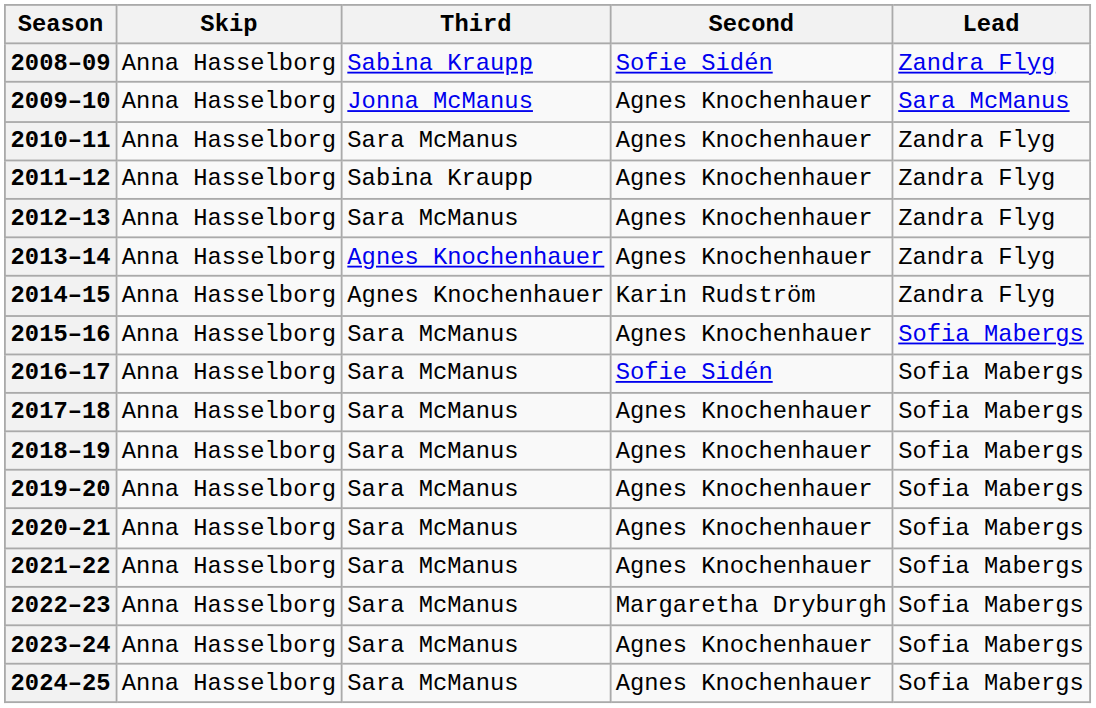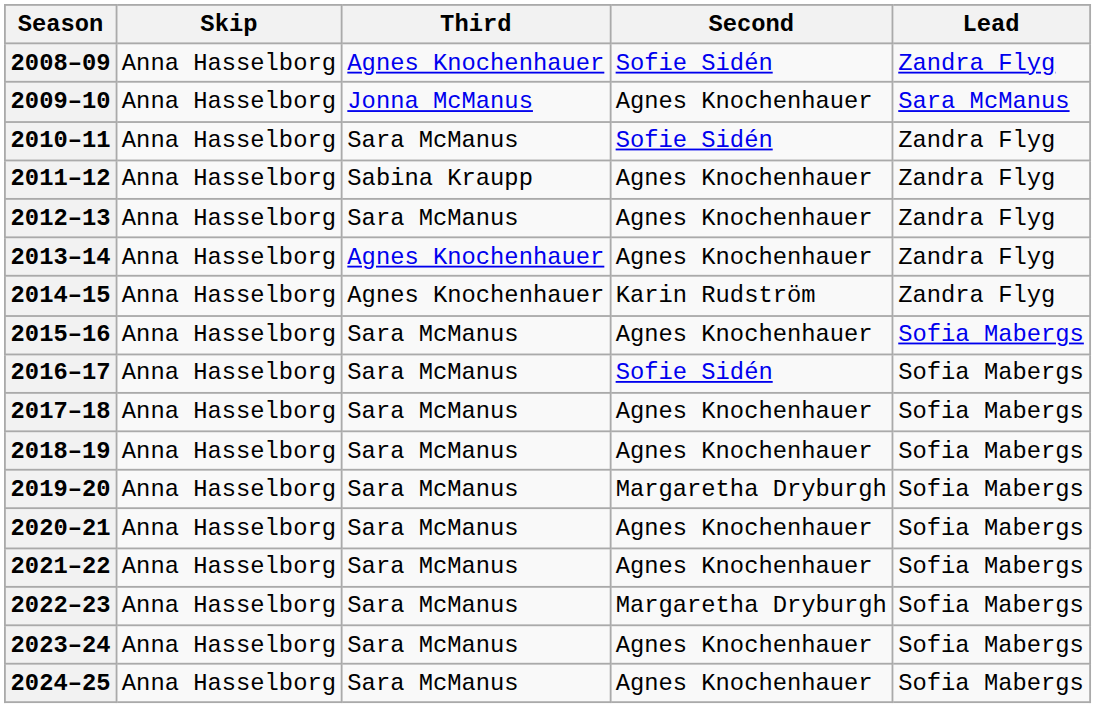(440, 63) Sabina Kraupp -> (476, 63) Agnes Knochenhauer
(744, 141) Agnes Knochenhauer -> (694, 141) Sofie Sidén
(744, 490) Agnes Knochenhauer -> (751, 490) Margaretha Dryburgh
